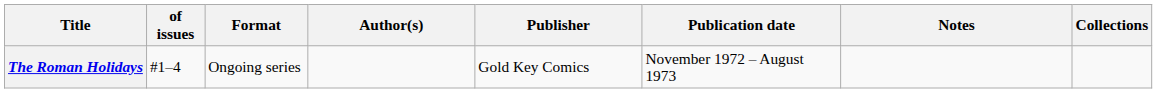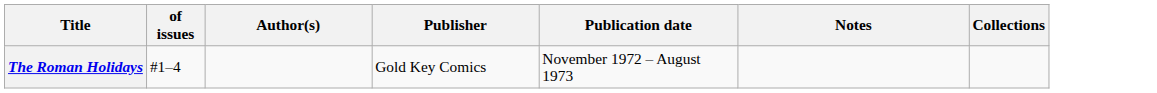- column: (256, 25)
